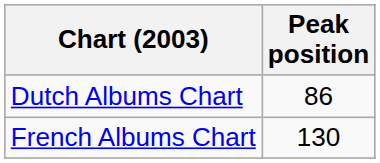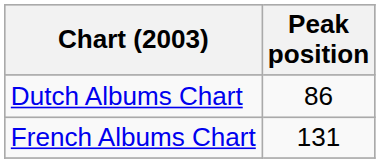(319, 137) 130 -> (319, 137) 131
